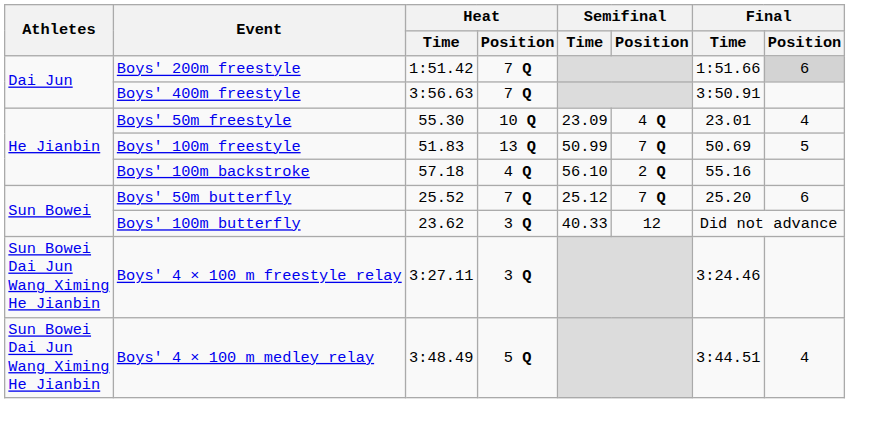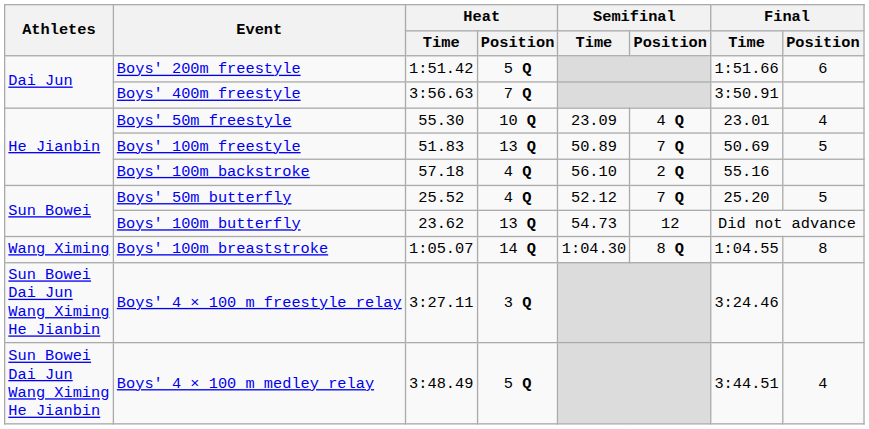(518, 69) 7 Q -> (518, 69) 5 Q
(805, 69) lightgrey background -> (823, 69) no background
(585, 146) 50.99 -> (594, 146) 50.89
(518, 197) 7 Q -> (518, 197) 4 Q
(585, 197) 25.12 -> (594, 197) 52.12
(805, 197) 6 -> (823, 197) 5
(518, 223) 3 Q -> (518, 223) 13 Q
(585, 223) 40.33 -> (594, 223) 54.73
+ row: (223, 249)
